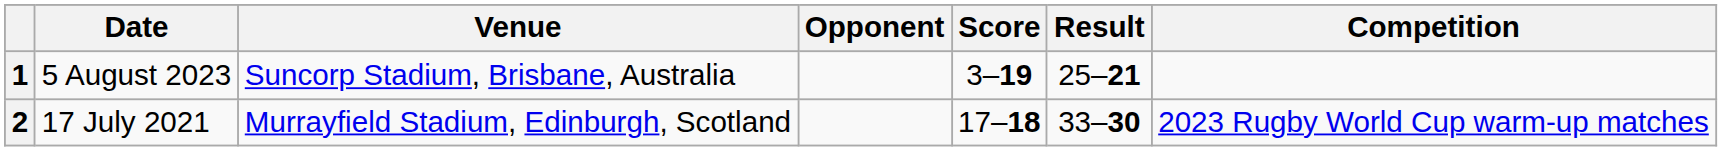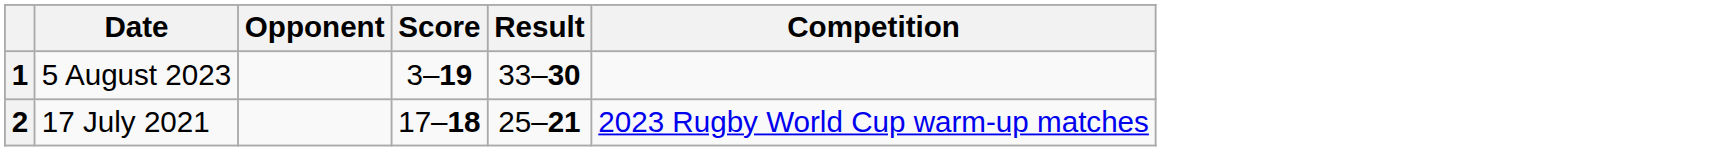- column: (518, 27)
(1099, 74) 25–21 -> (539, 74) 33–30
(1099, 121) 33–30 -> (539, 121) 25–21
